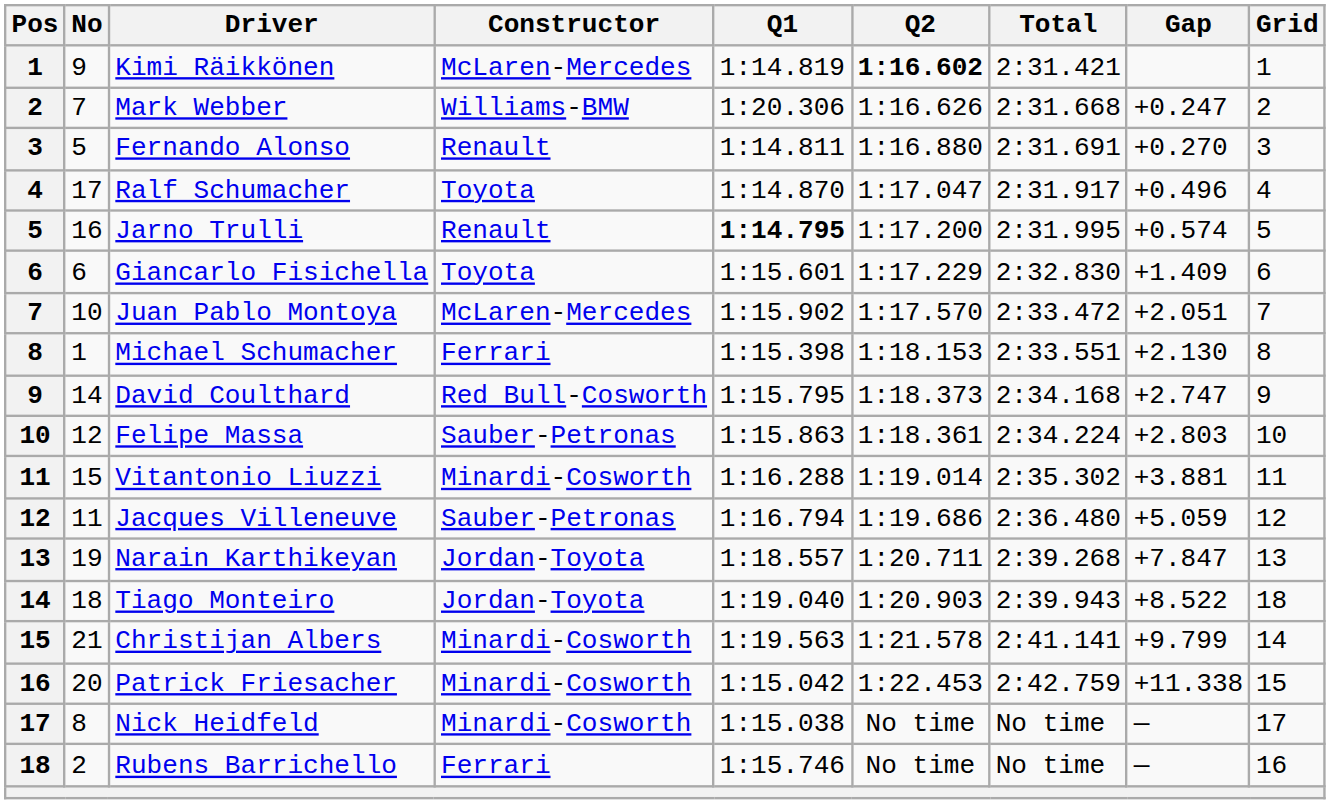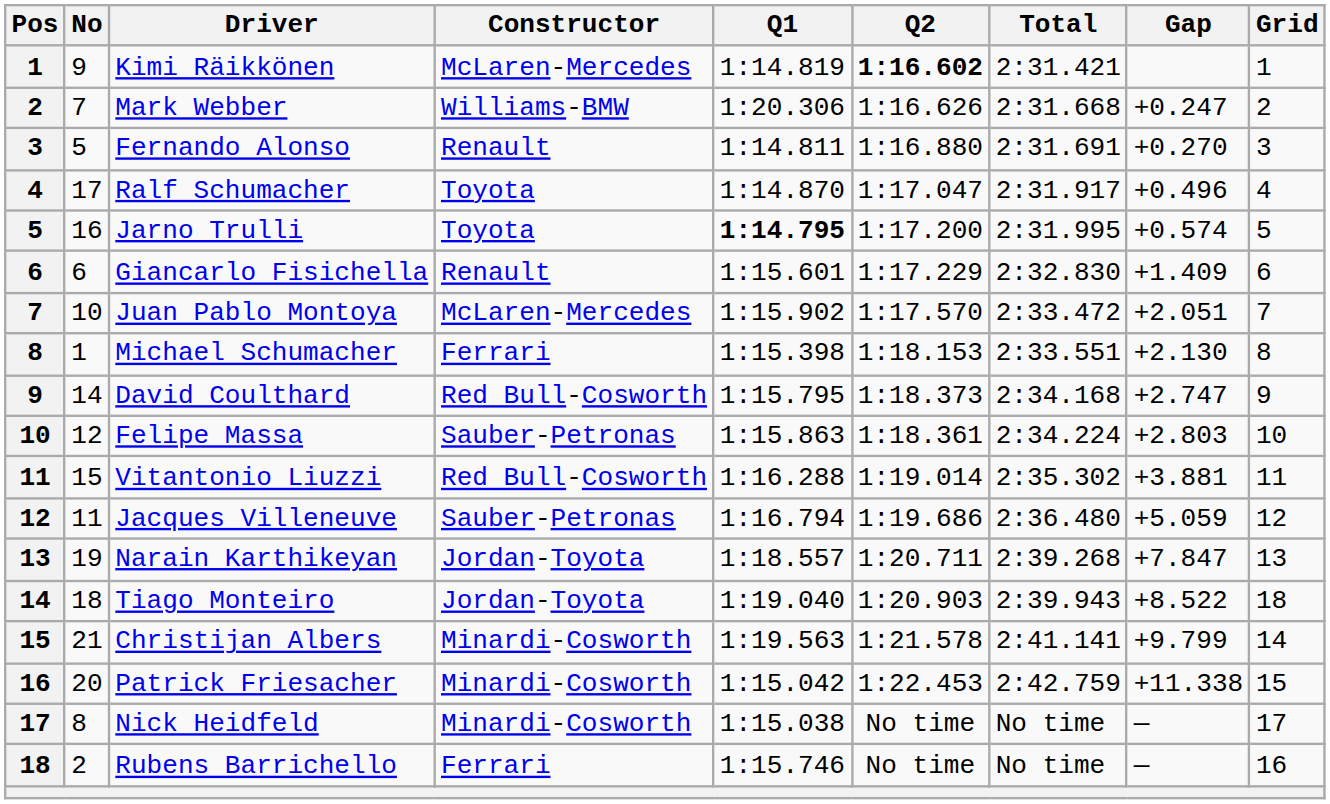(496, 231) Renault -> (488, 231) Toyota
(488, 272) Toyota -> (496, 272) Renault
(566, 478) Minardi-Cosworth -> (574, 478) Red Bull-Cosworth
